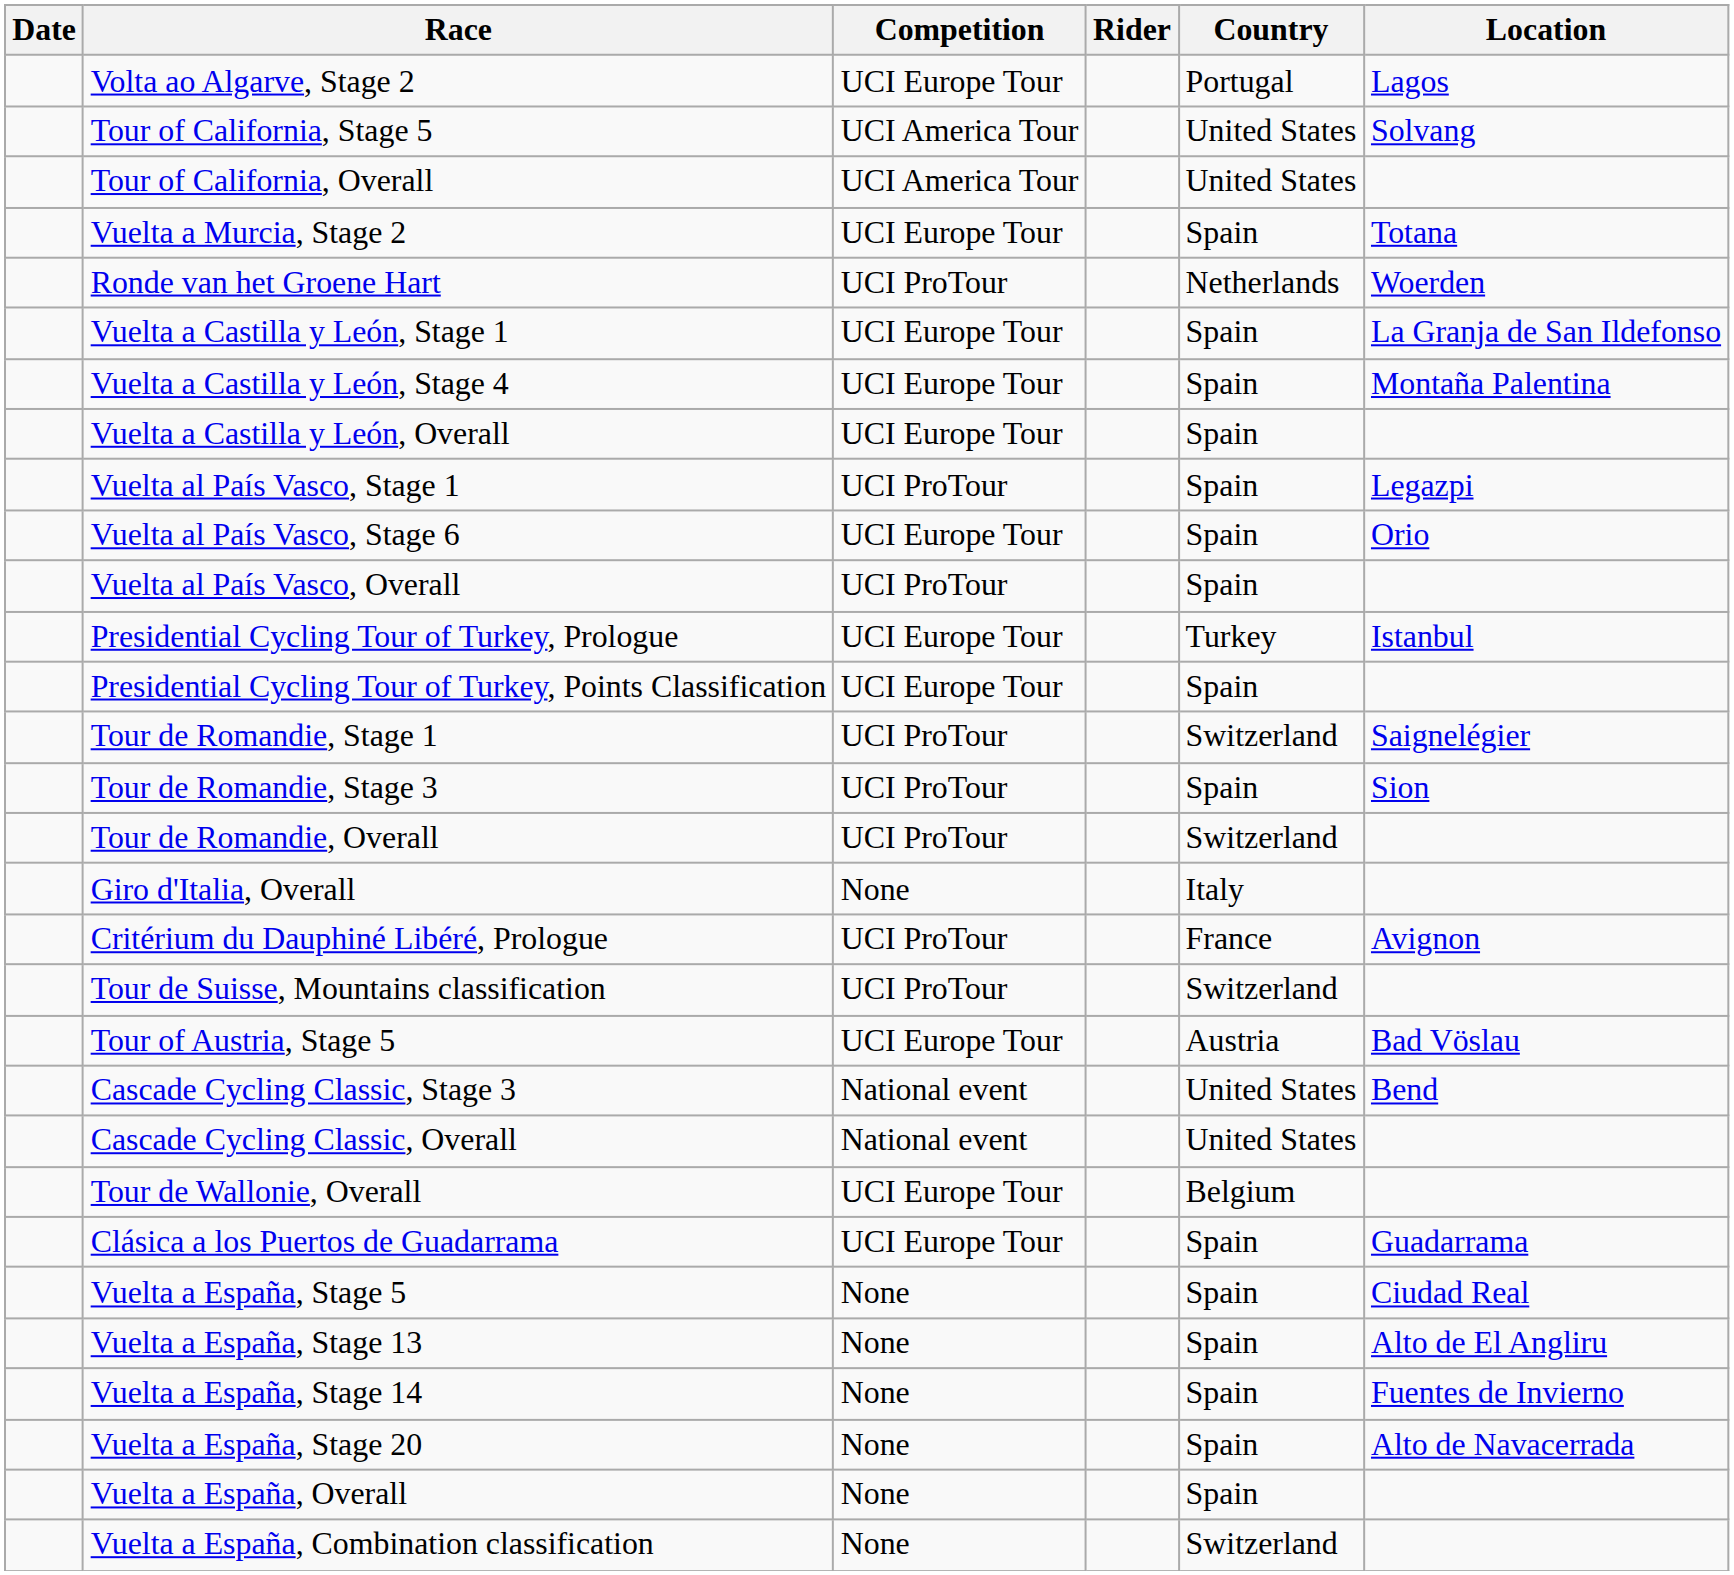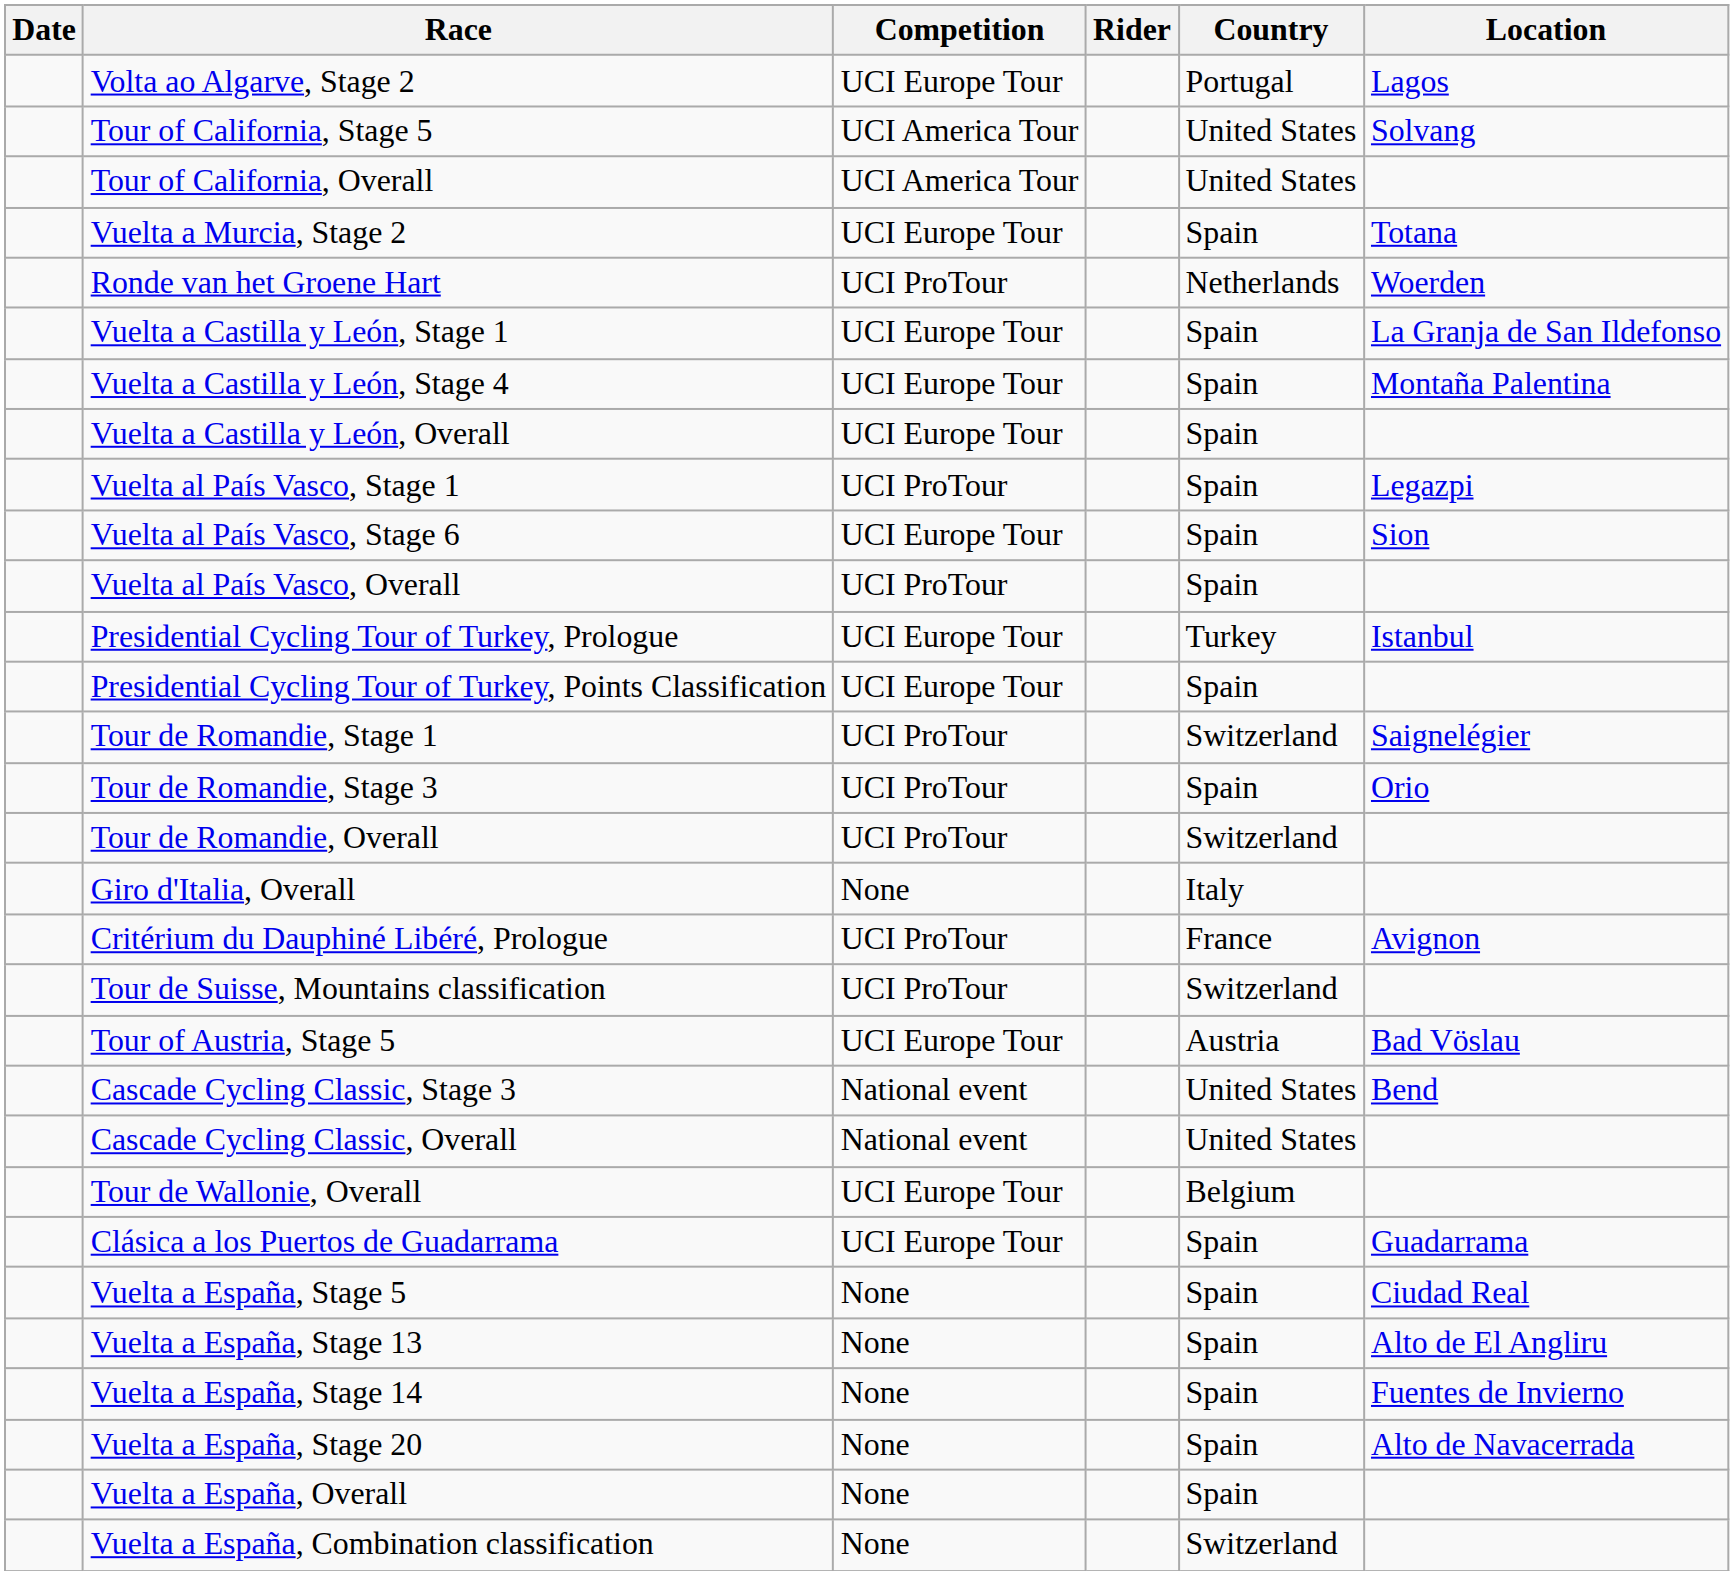(1400, 534) Orio -> (1400, 534) Sion
(1400, 787) Sion -> (1400, 787) Orio
